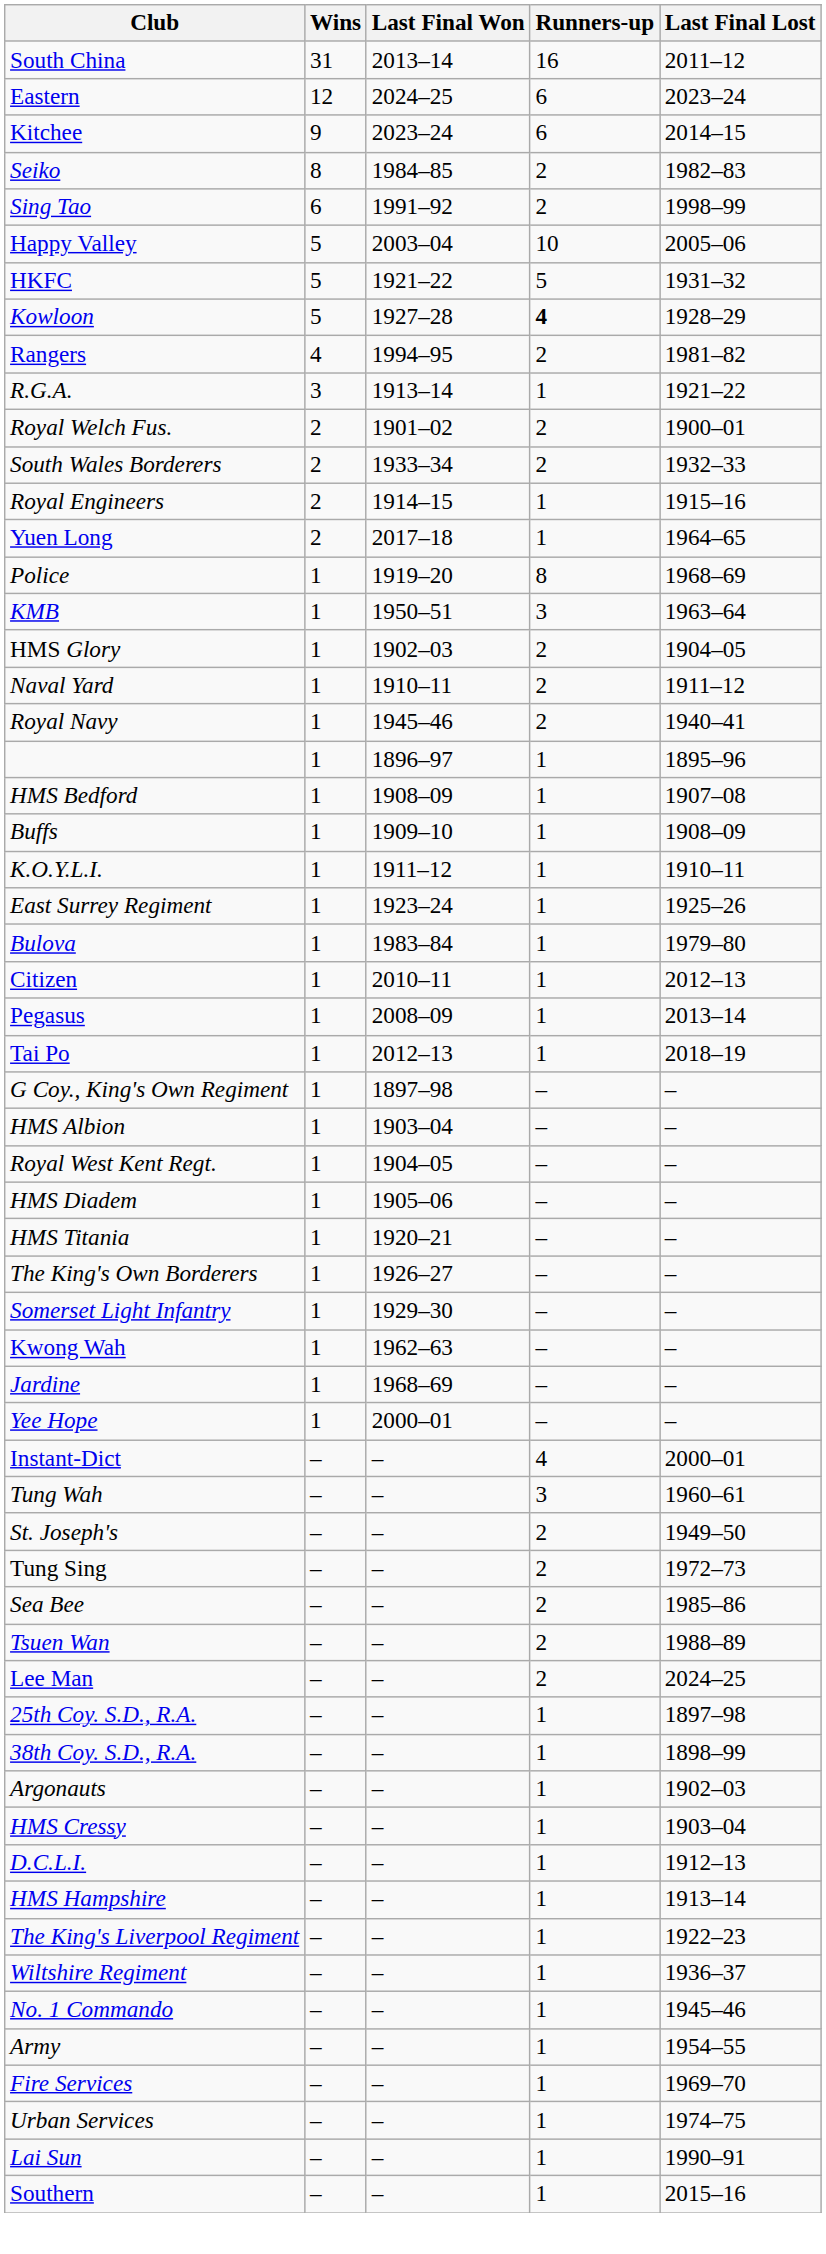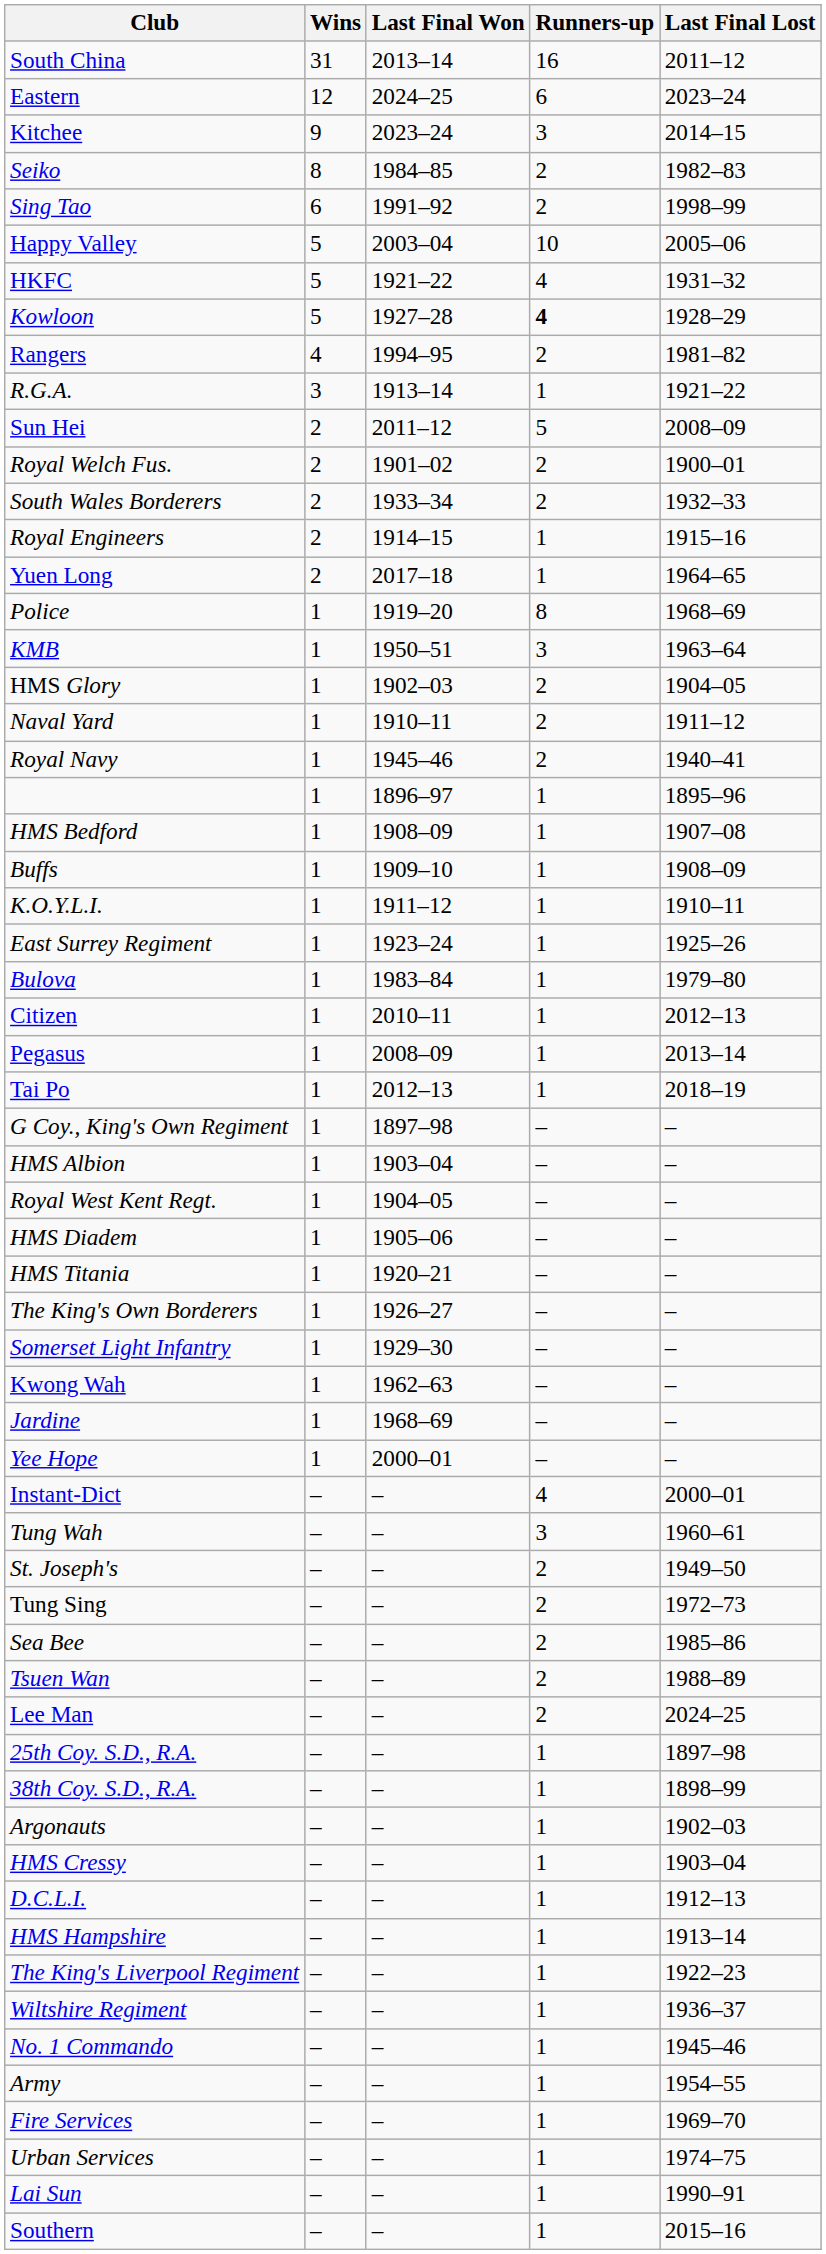(541, 133) 6 -> (541, 133) 3
(541, 280) 5 -> (541, 280) 4
+ row: (48, 427)
